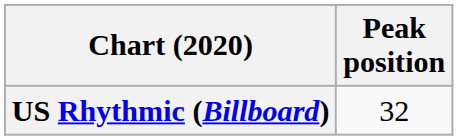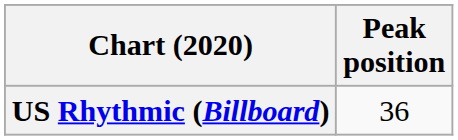(394, 109) 32 -> (394, 109) 36
